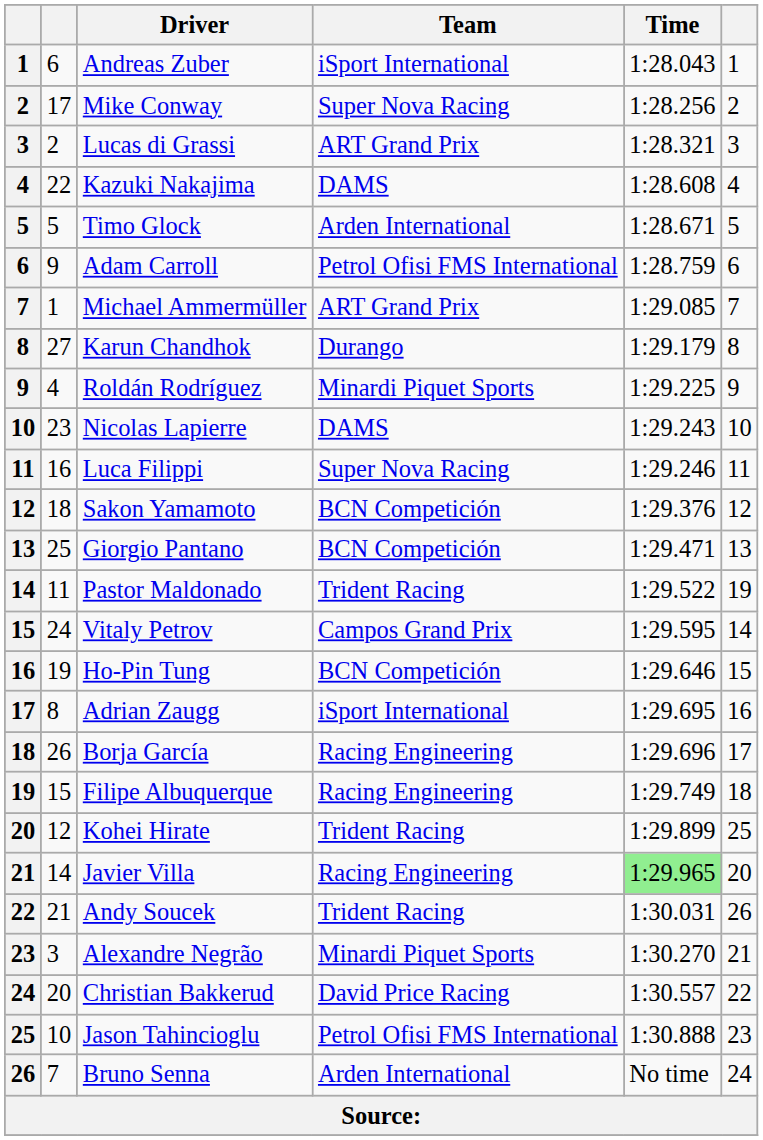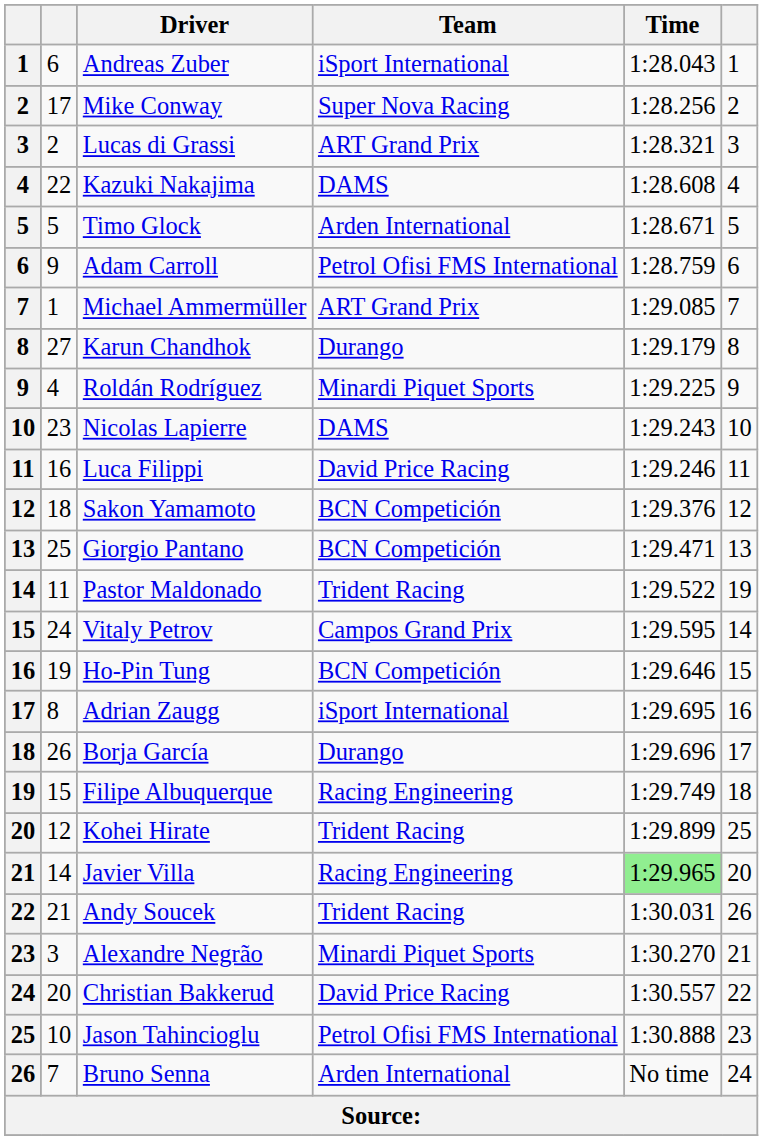(414, 468) Super Nova Racing -> (414, 468) David Price Racing
(415, 751) Racing Engineering -> (361, 751) Durango
